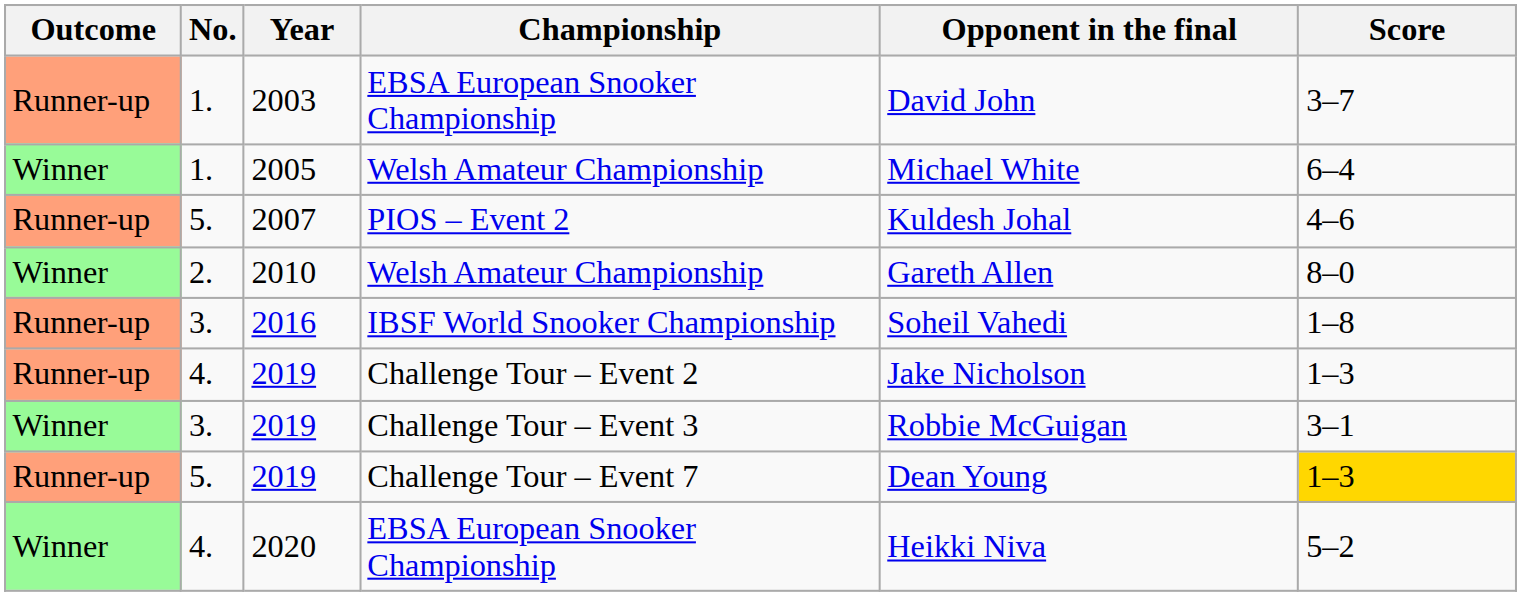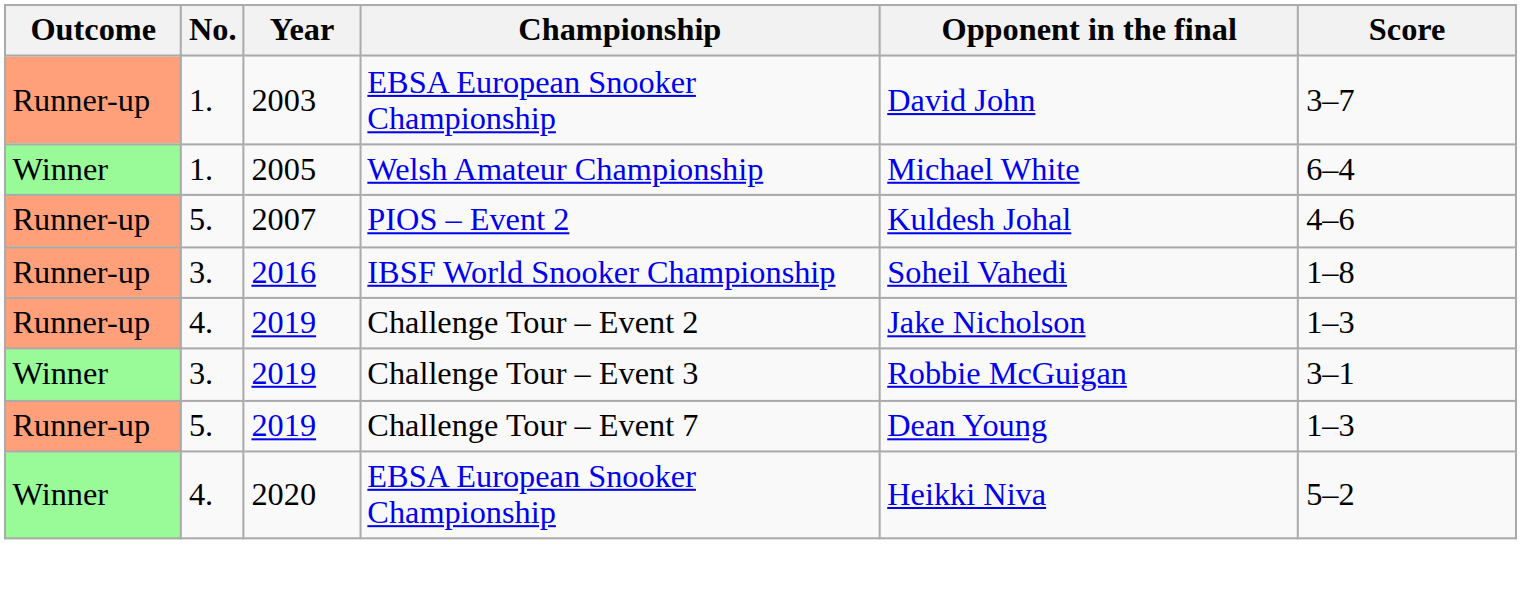- row: (284, 271)
(1330, 476) gold background -> (1330, 425) no background
